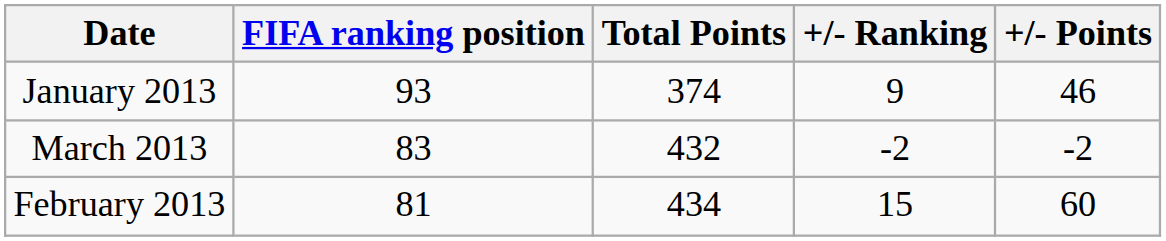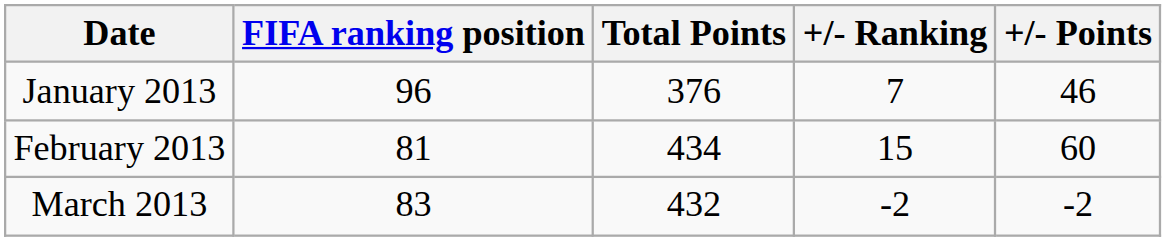(414, 90) 93 -> (414, 90) 96
(694, 90) 374 -> (694, 90) 376
(895, 90) 9 -> (895, 90) 7
rows swapped: (119, 205) <-> (119, 147)
